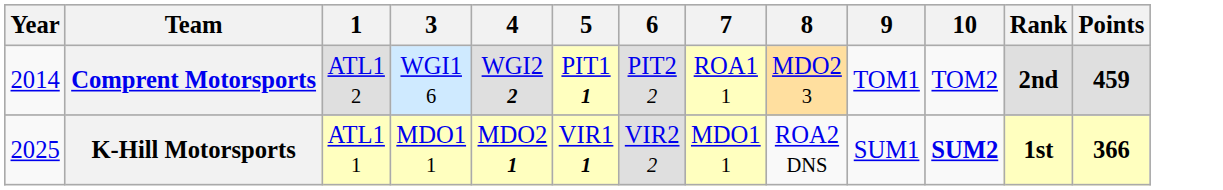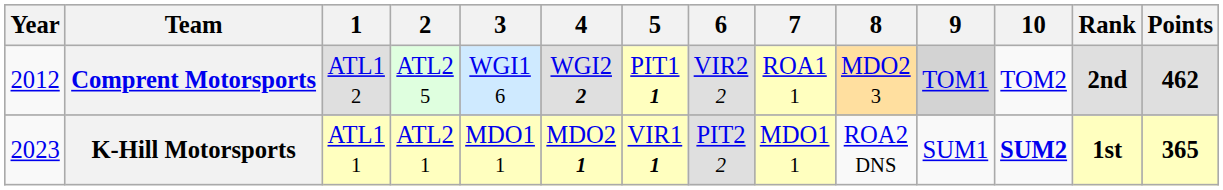+ column: (425, 24)
(35, 80) 2014 -> (35, 80) 2012
(652, 80) PIT2 2 -> (721, 80) VIR2 2
(887, 80) no background -> (955, 80) lightgrey background
(1111, 80) 459 -> (1180, 80) 462
(35, 149) 2025 -> (35, 149) 2023
(652, 149) VIR2 2 -> (721, 149) PIT2 2
(1111, 149) 366 -> (1180, 149) 365
